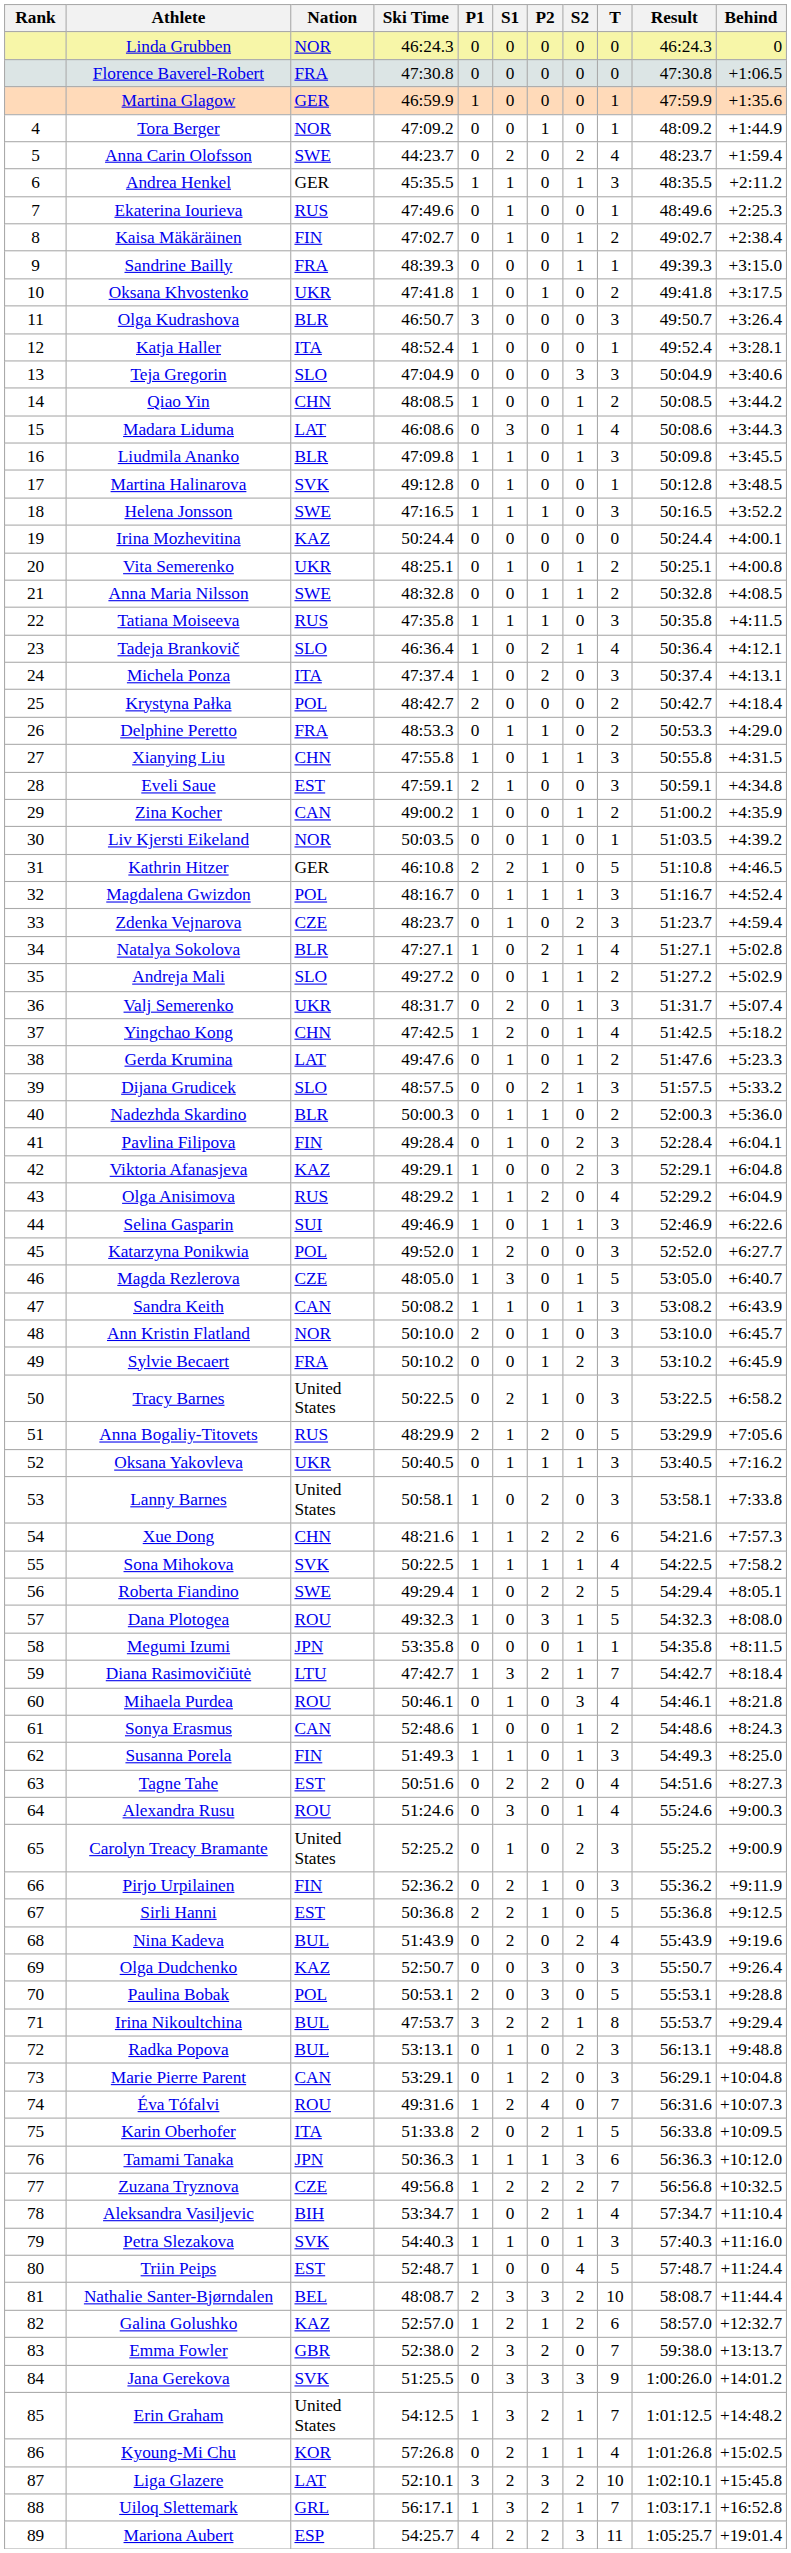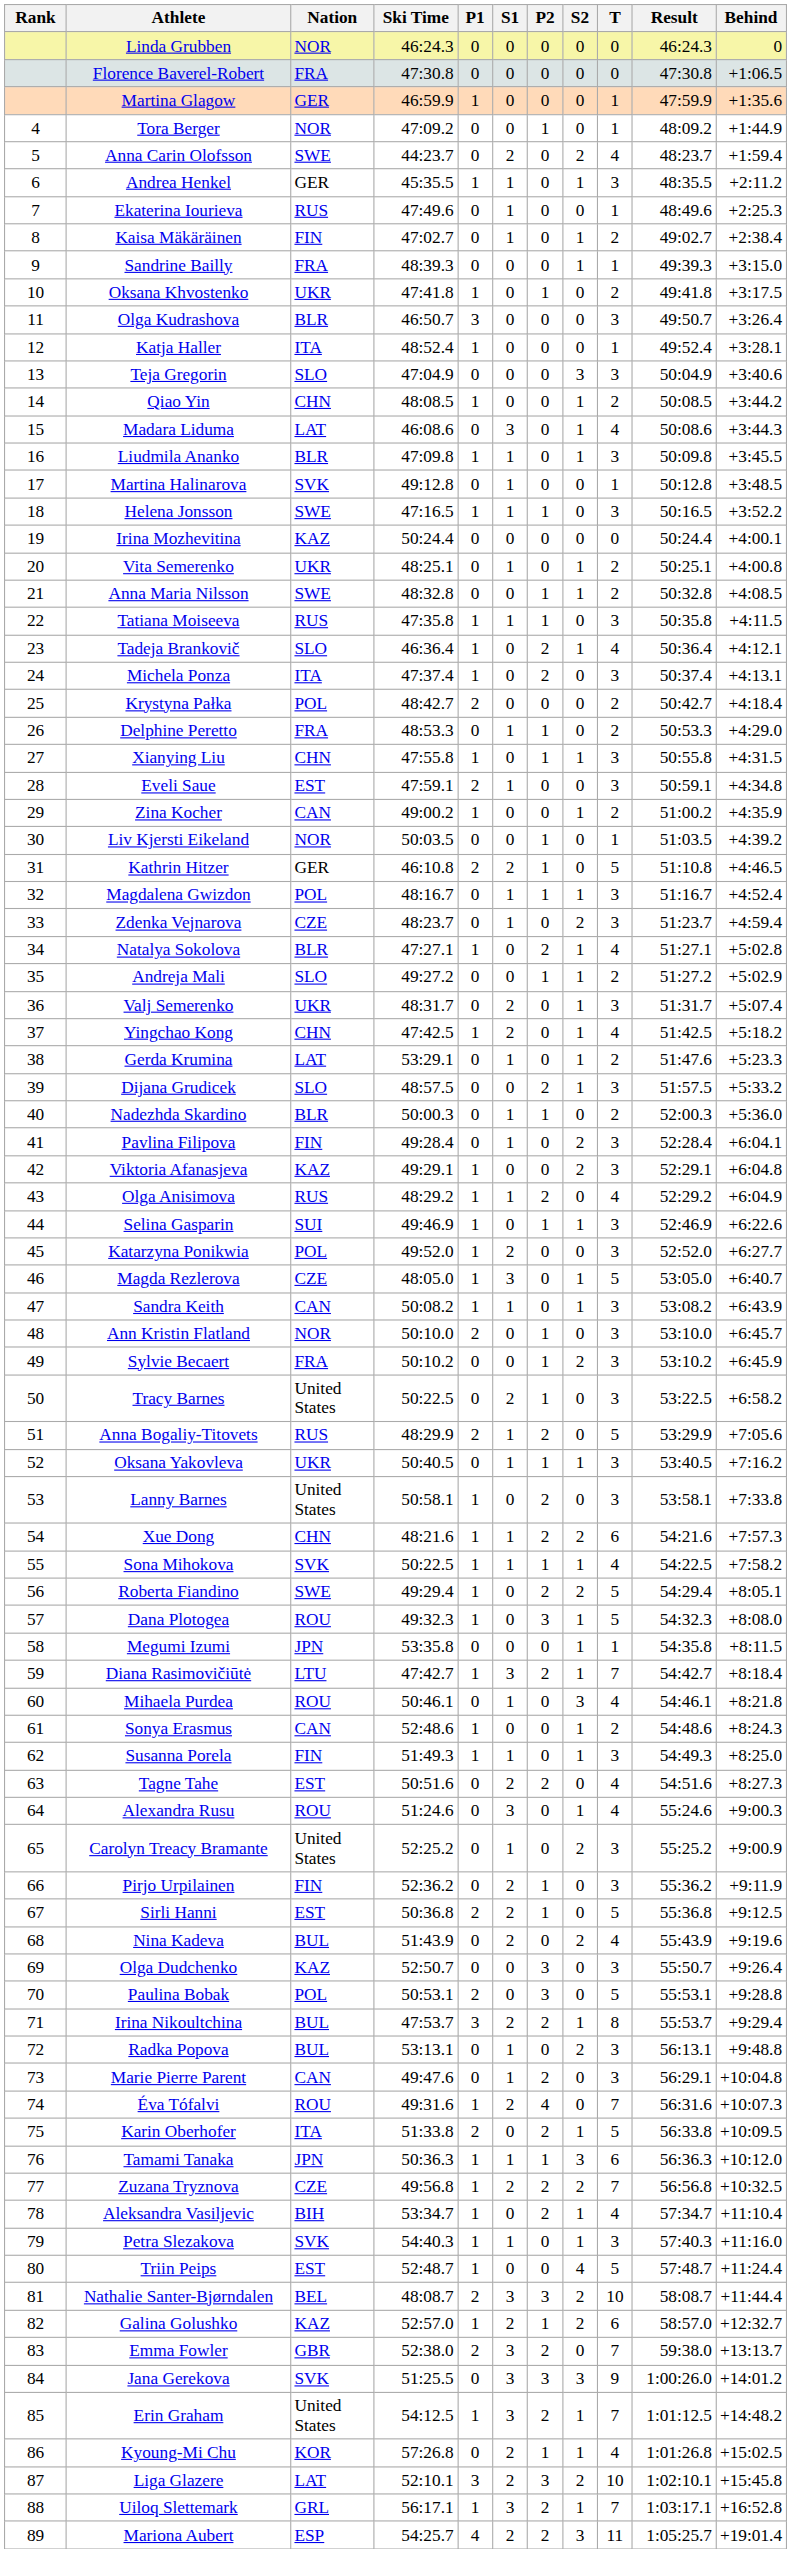(427, 1059) 49:47.6 -> (427, 1059) 53:29.1
(427, 2077) 53:29.1 -> (427, 2077) 49:47.6
